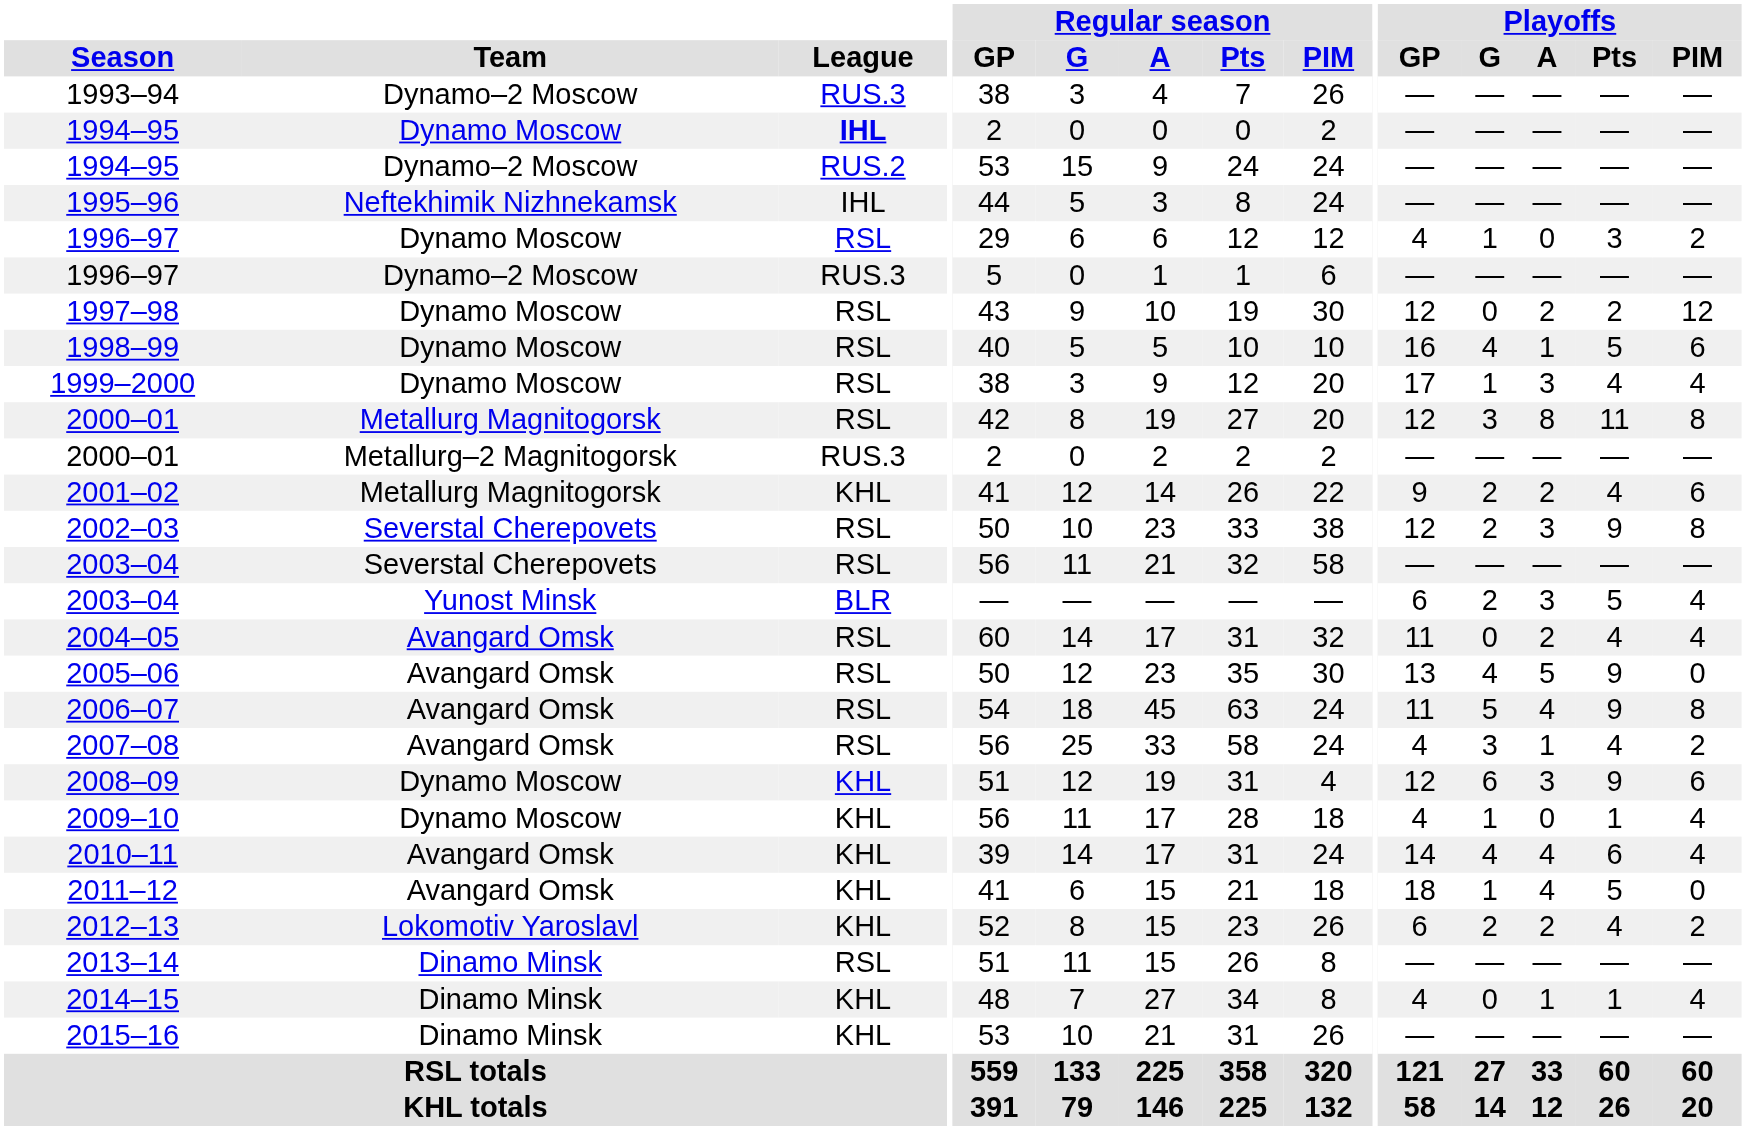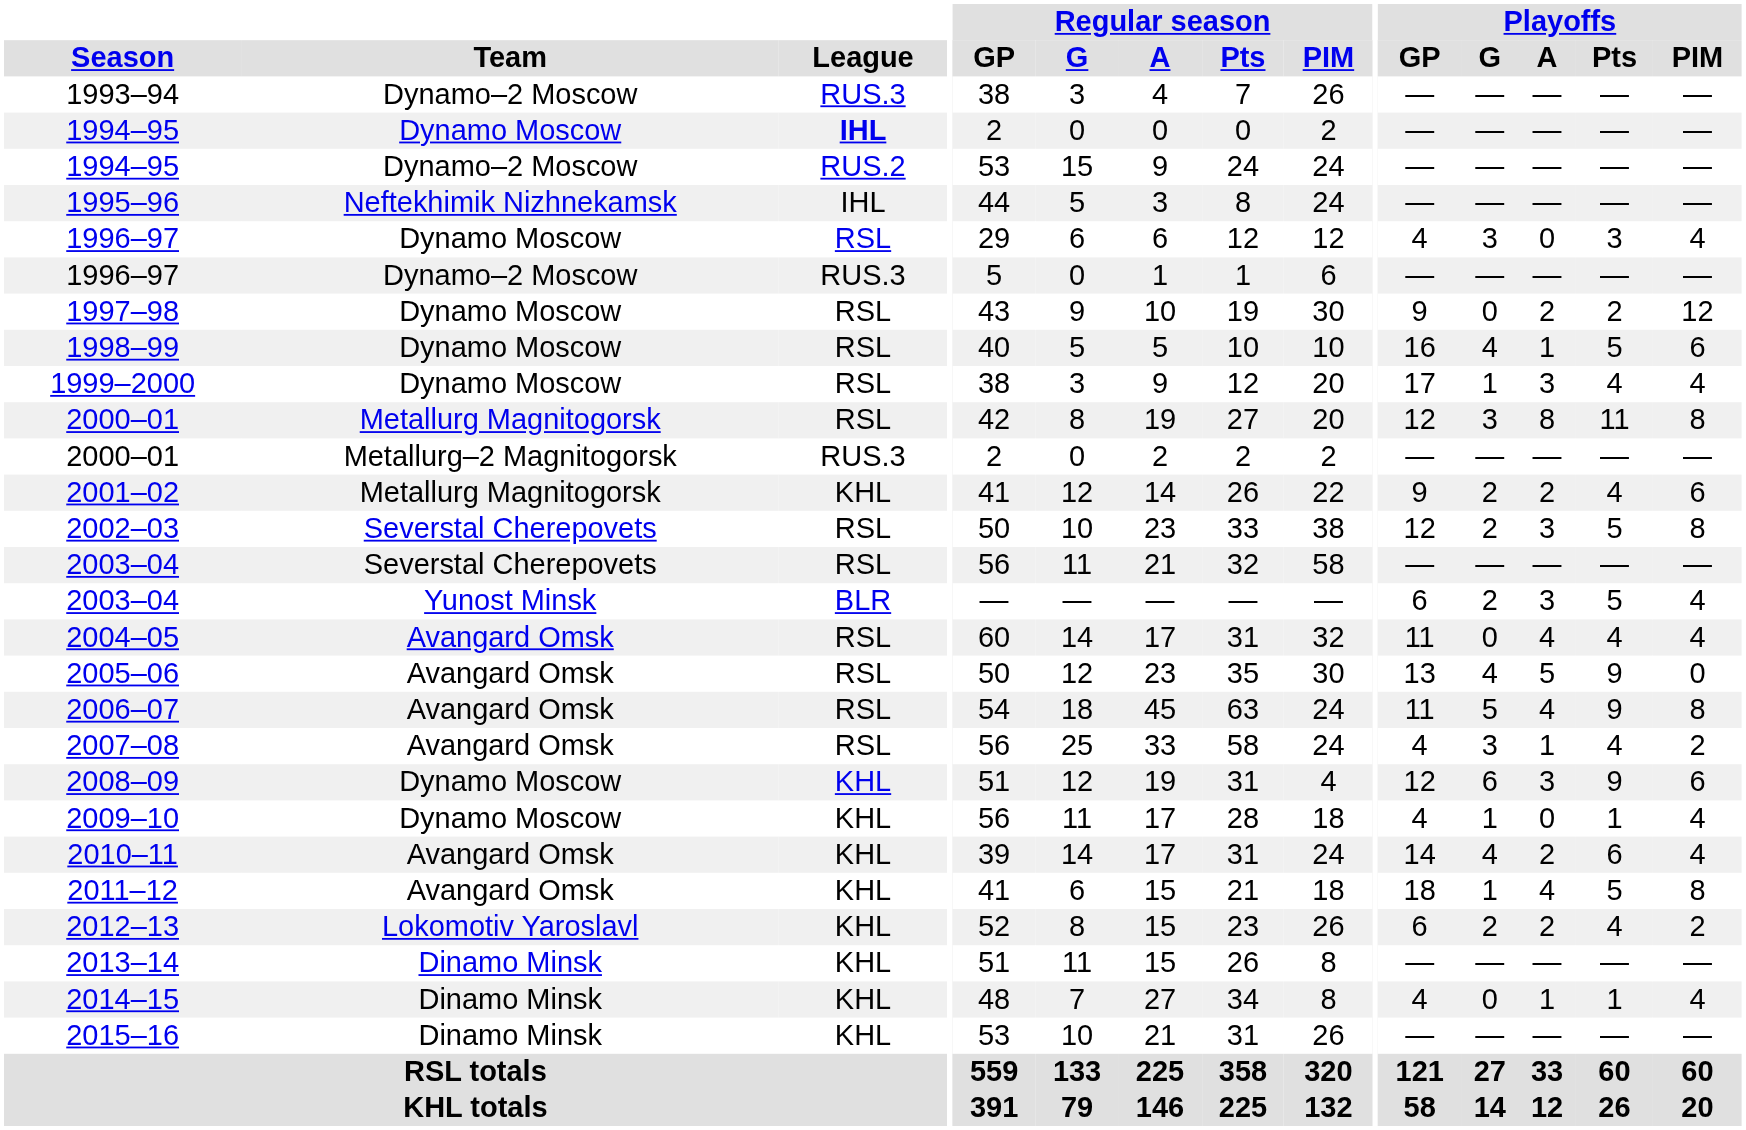(1490, 238) 1 -> (1490, 238) 3
(1697, 238) 2 -> (1697, 238) 4
(1420, 311) 12 -> (1420, 311) 9
(1614, 528) 9 -> (1614, 528) 5
(1547, 637) 2 -> (1547, 637) 4
(1547, 854) 4 -> (1547, 854) 2
(1697, 890) 0 -> (1697, 890) 8
(863, 962) RSL -> (863, 962) KHL
